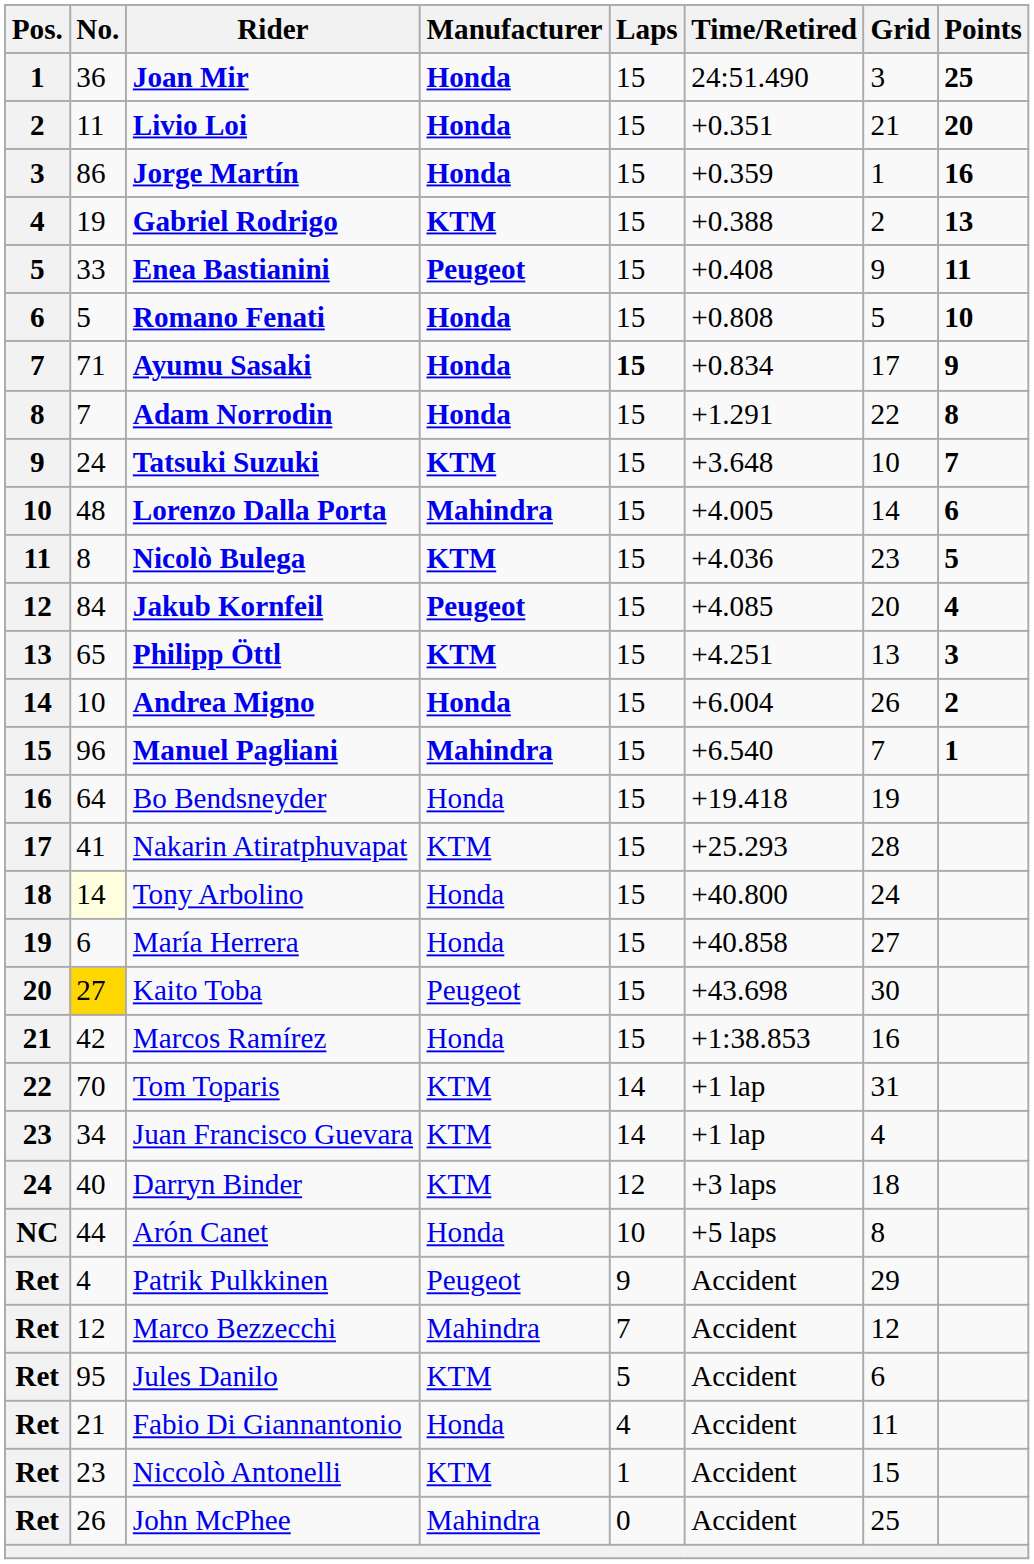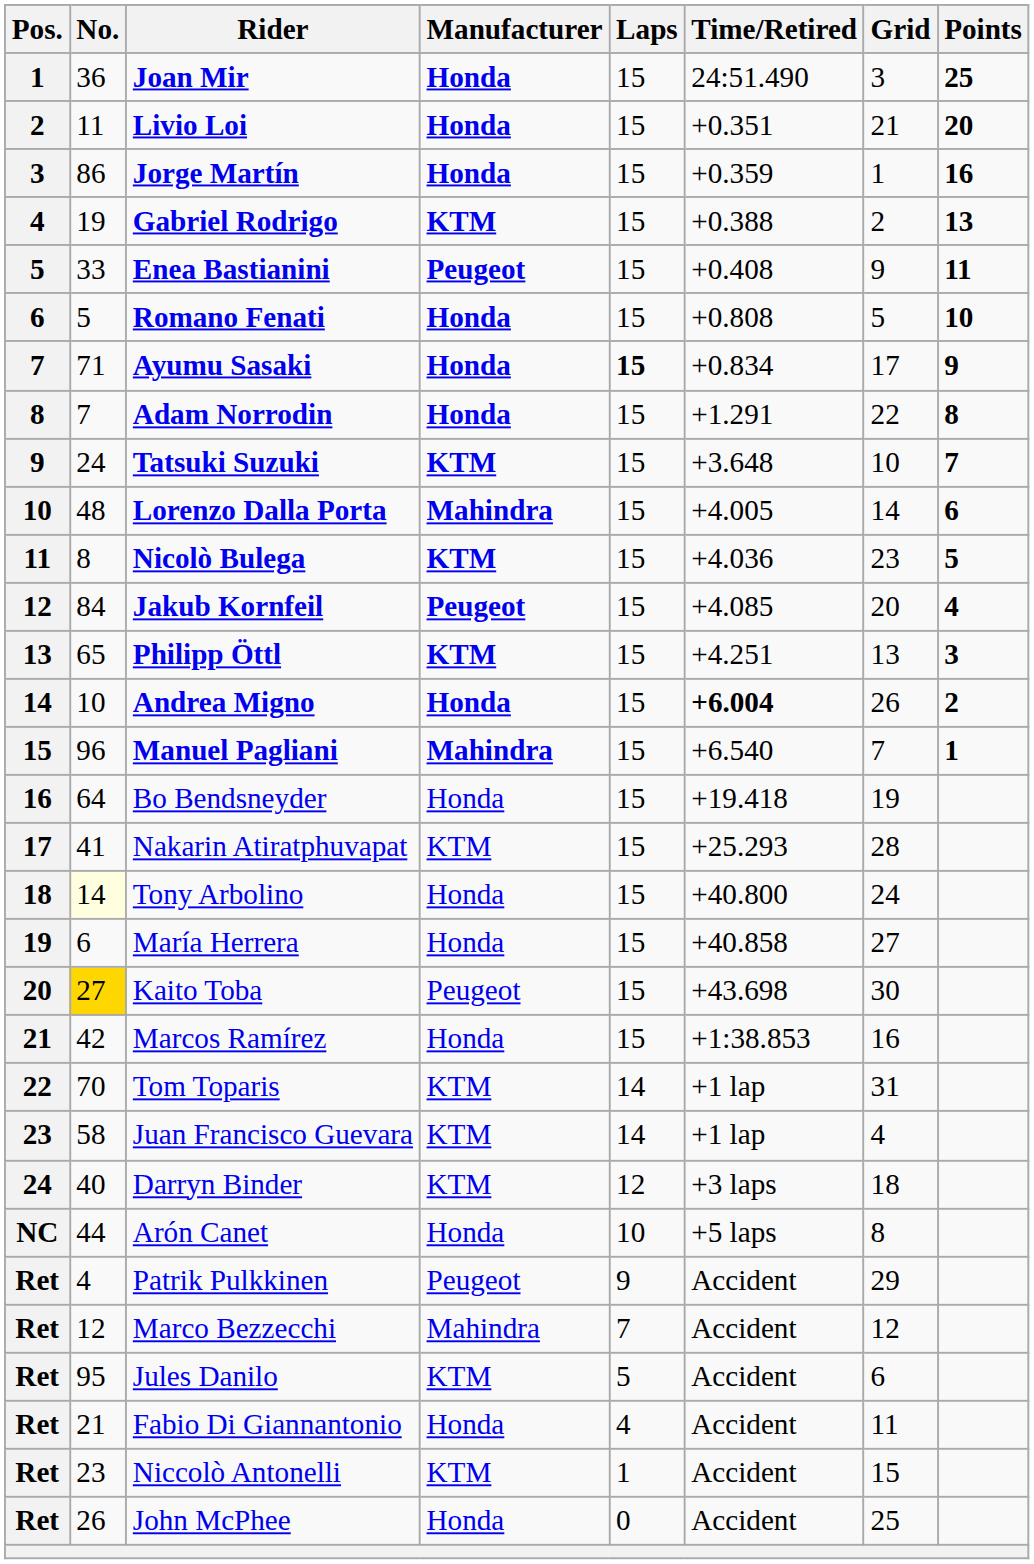(732, 702) normal -> (732, 702) bold
(91, 1135) 34 -> (91, 1135) 58
(483, 1520) Mahindra -> (465, 1520) Honda
